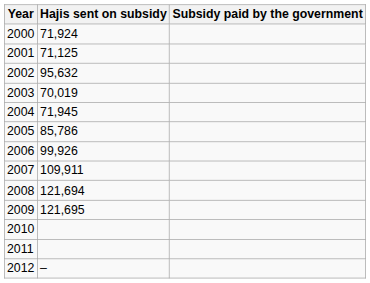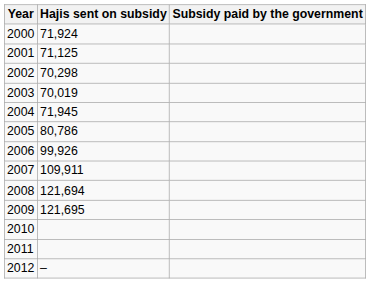(59, 73) 95,632 -> (59, 73) 70,298
(59, 131) 85,786 -> (59, 131) 80,786
